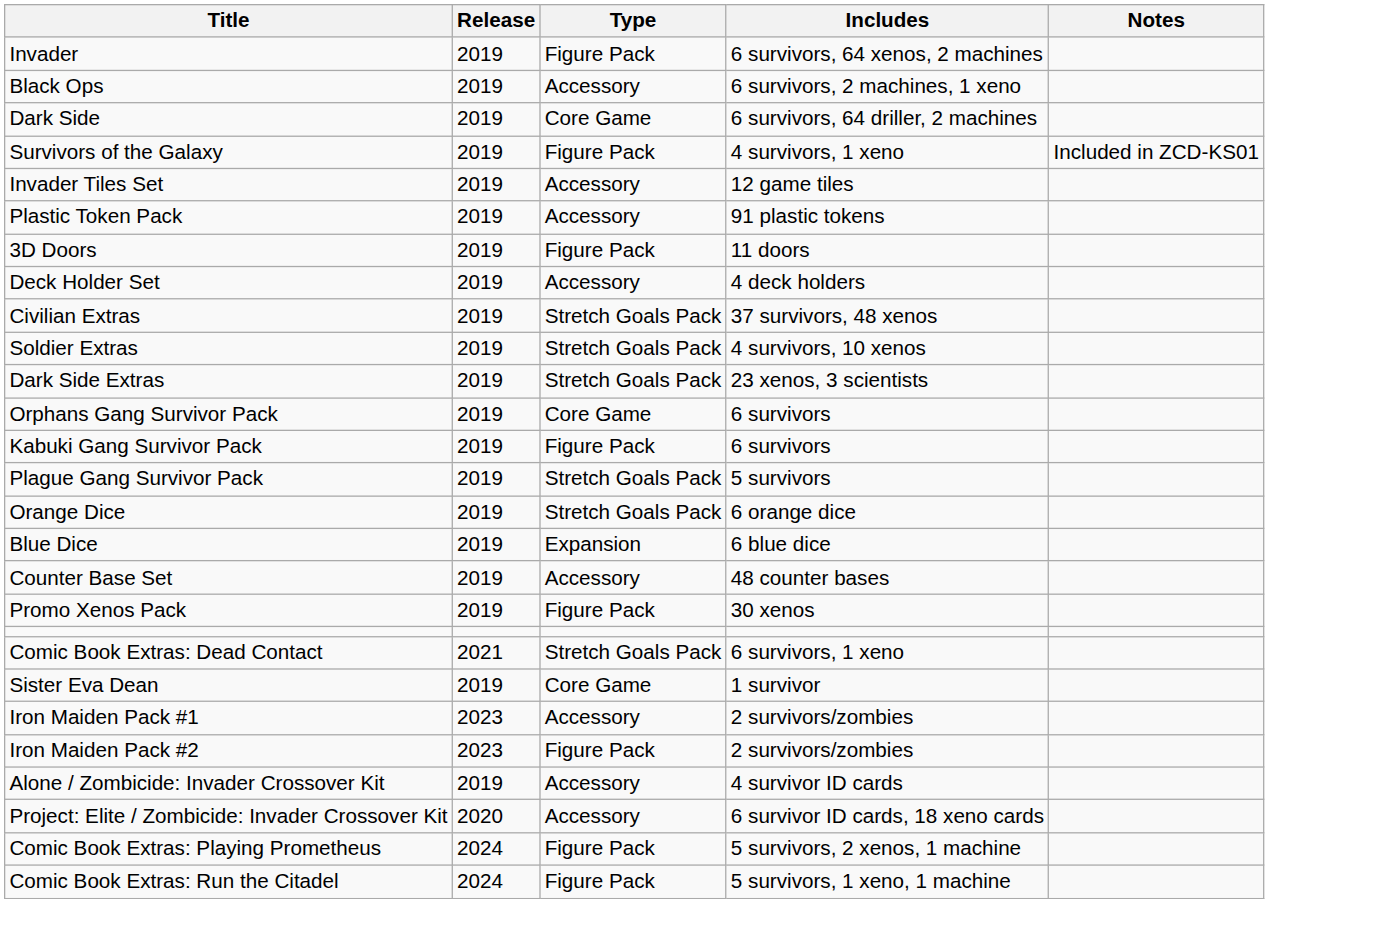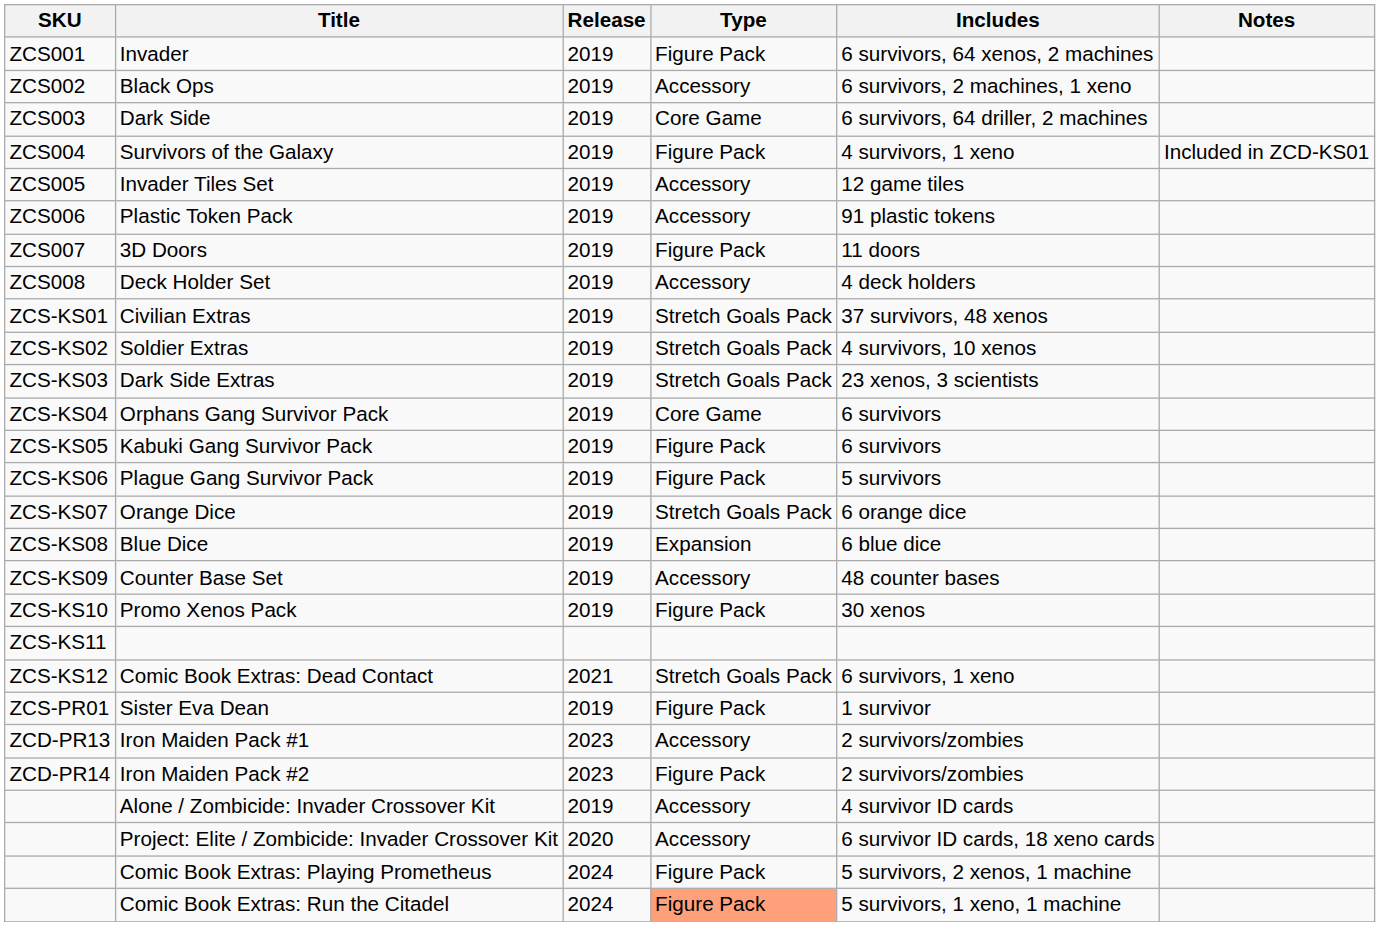+ column: (60, 20)
(633, 479) Stretch Goals Pack -> (710, 479) Figure Pack
(598, 685) Core Game -> (710, 708) Figure Pack
(600, 881) no background -> (710, 904) lightsalmon background
